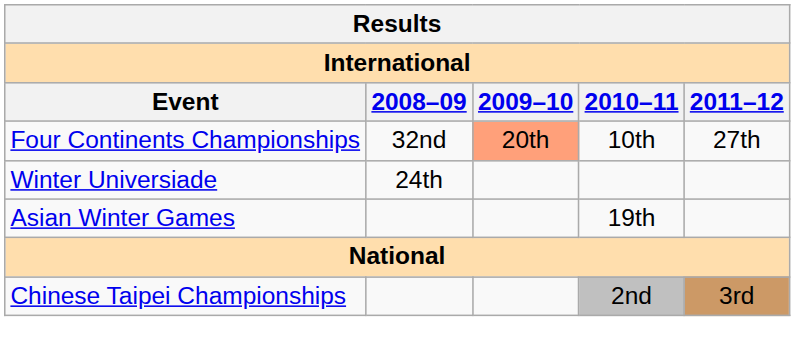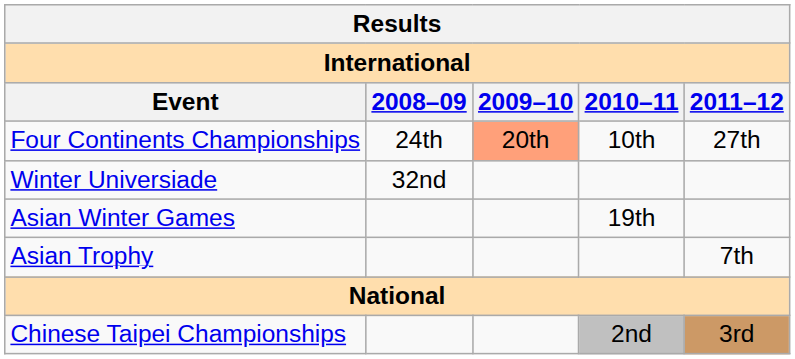(419, 140) 32nd -> (419, 140) 24th
(419, 179) 24th -> (419, 179) 32nd
+ row: (82, 256)
